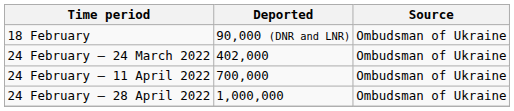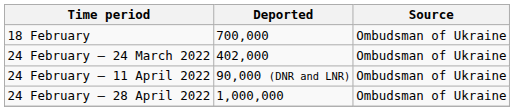(283, 35) 90,000 (DNR and LNR) -> (243, 35) 700,000
(243, 76) 700,000 -> (283, 76) 90,000 (DNR and LNR)
